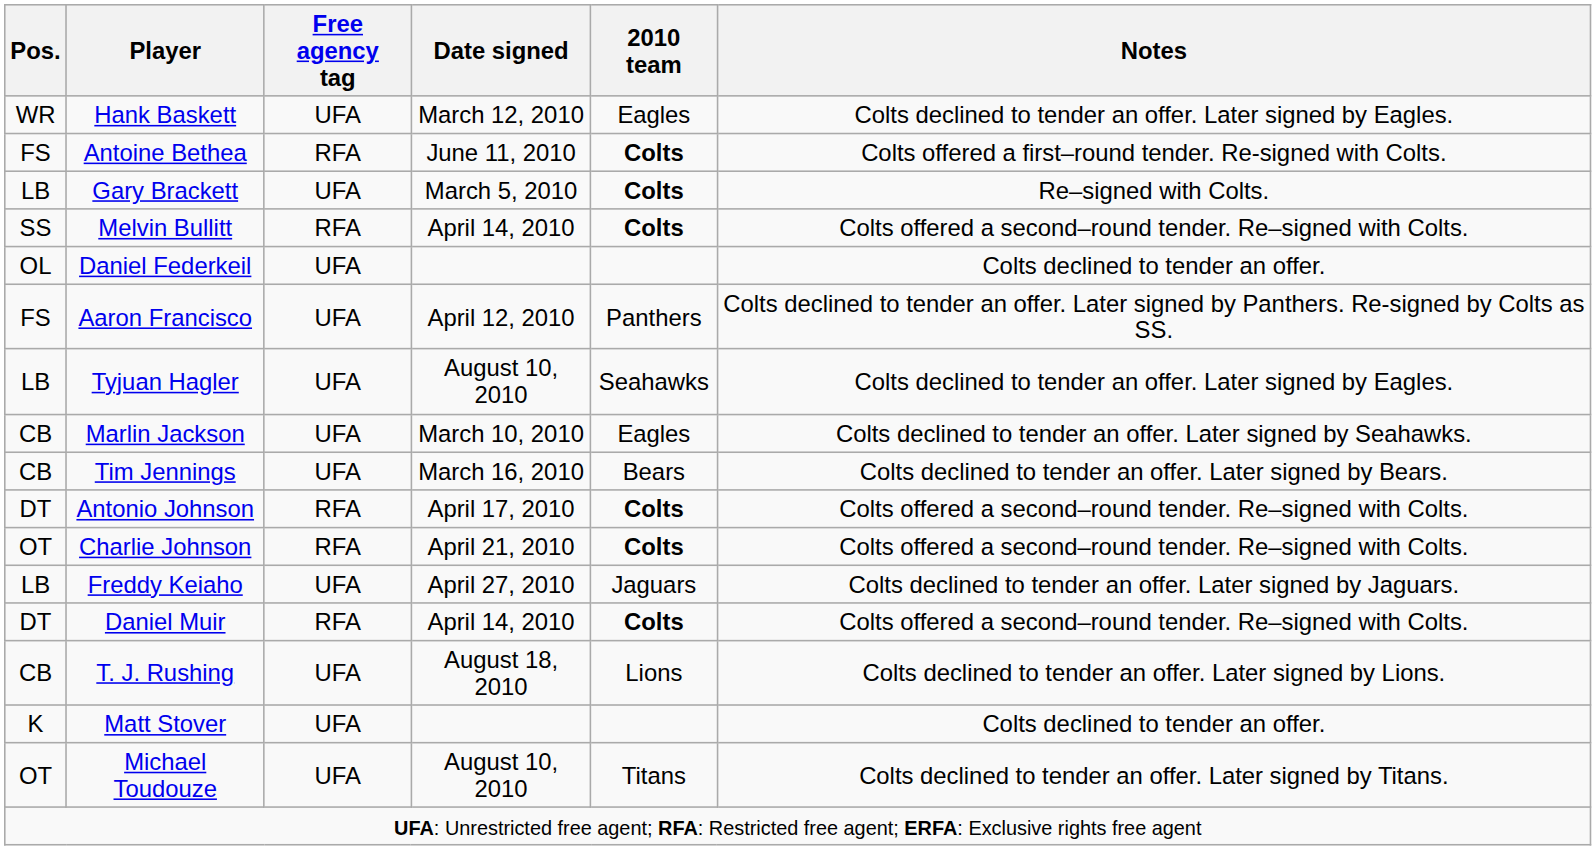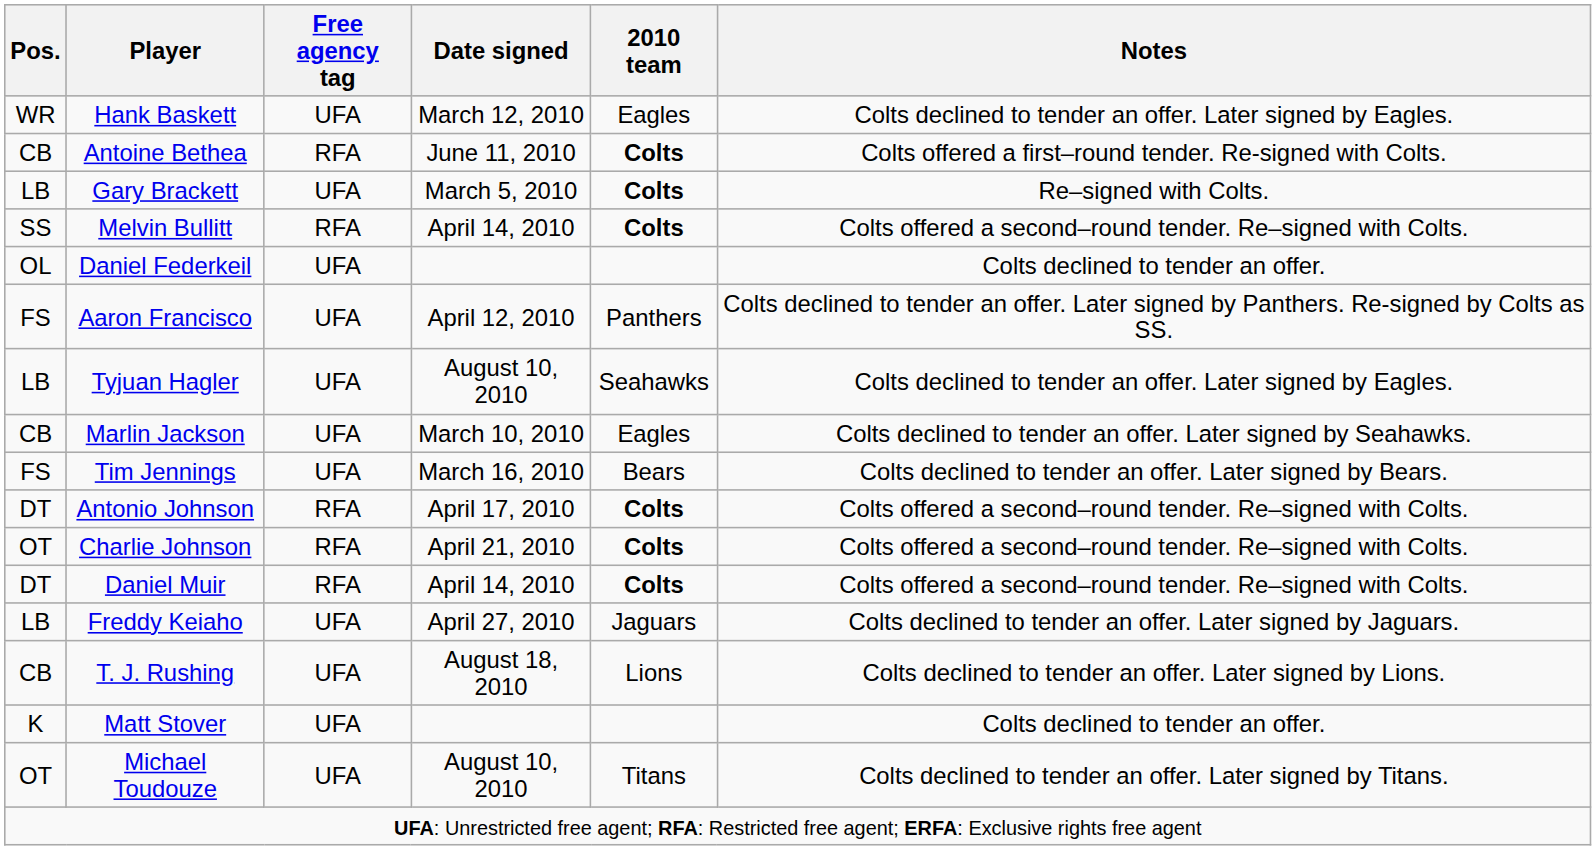(36, 153) FS -> (36, 153) CB
(36, 471) CB -> (36, 471) FS
rows swapped: (165, 584) <-> (165, 622)
